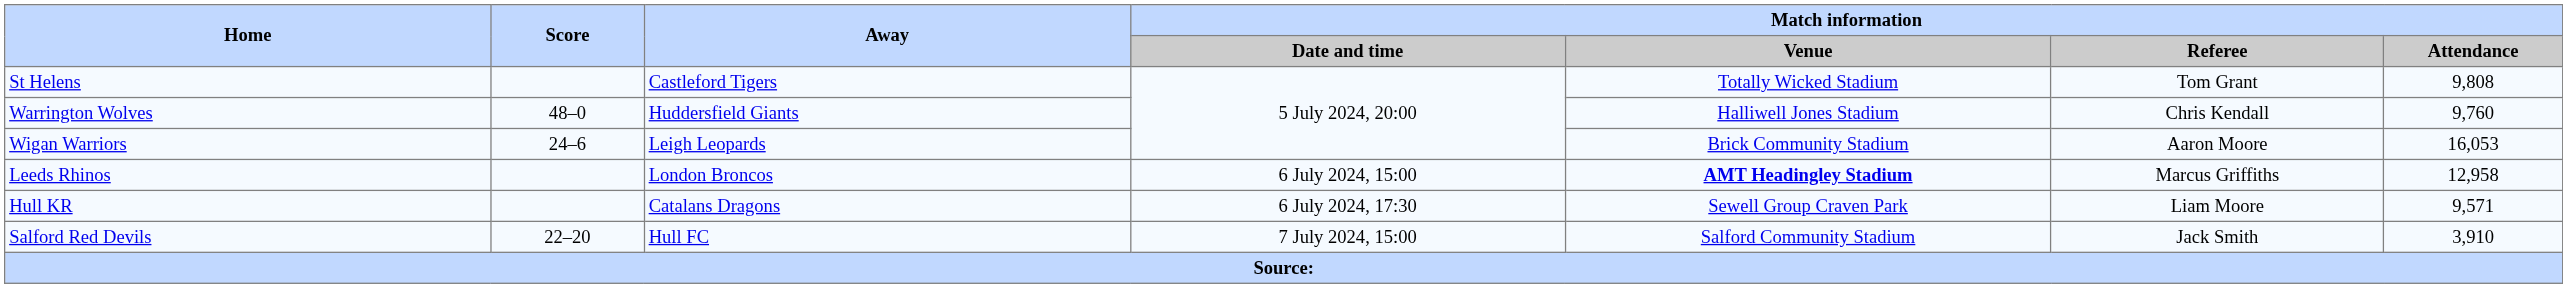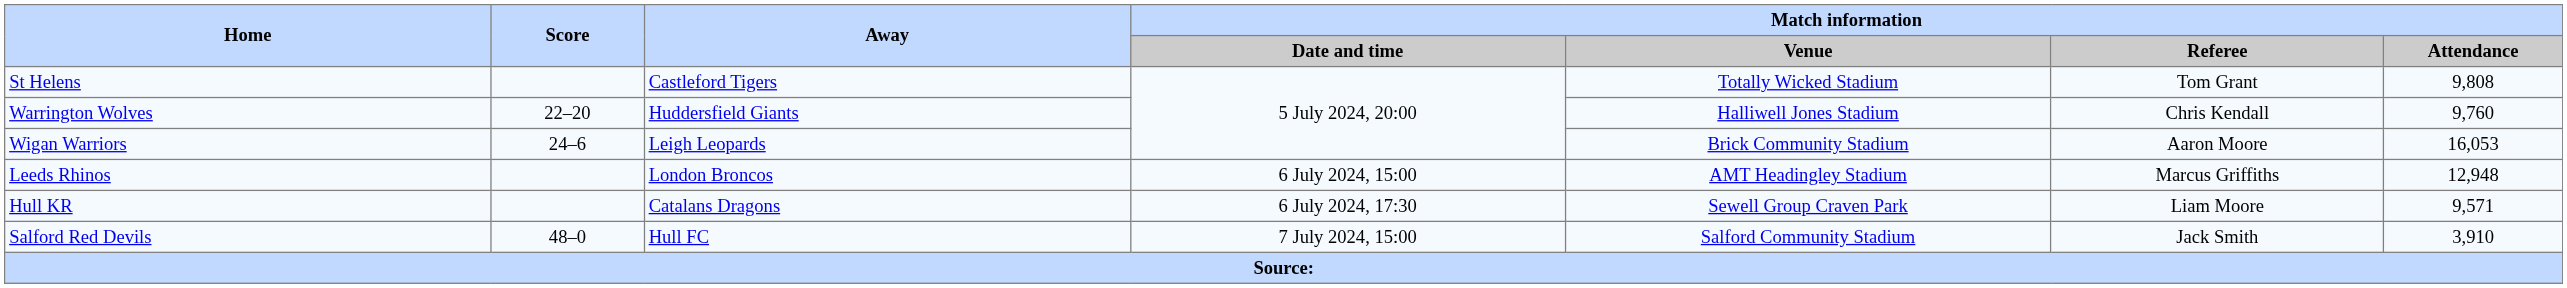(567, 112) 48–0 -> (567, 112) 22–20
(1808, 174) bold -> (1808, 174) normal
(2473, 174) 12,958 -> (2473, 174) 12,948
(567, 236) 22–20 -> (567, 236) 48–0
